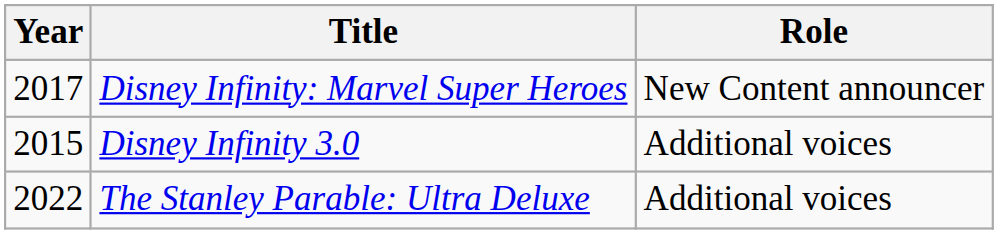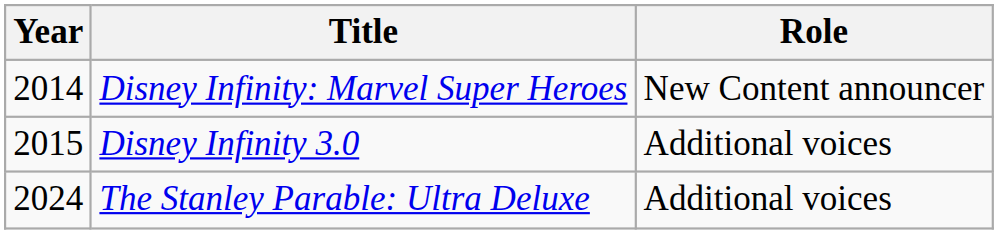(48, 87) 2017 -> (48, 87) 2014
(48, 198) 2022 -> (48, 198) 2024
